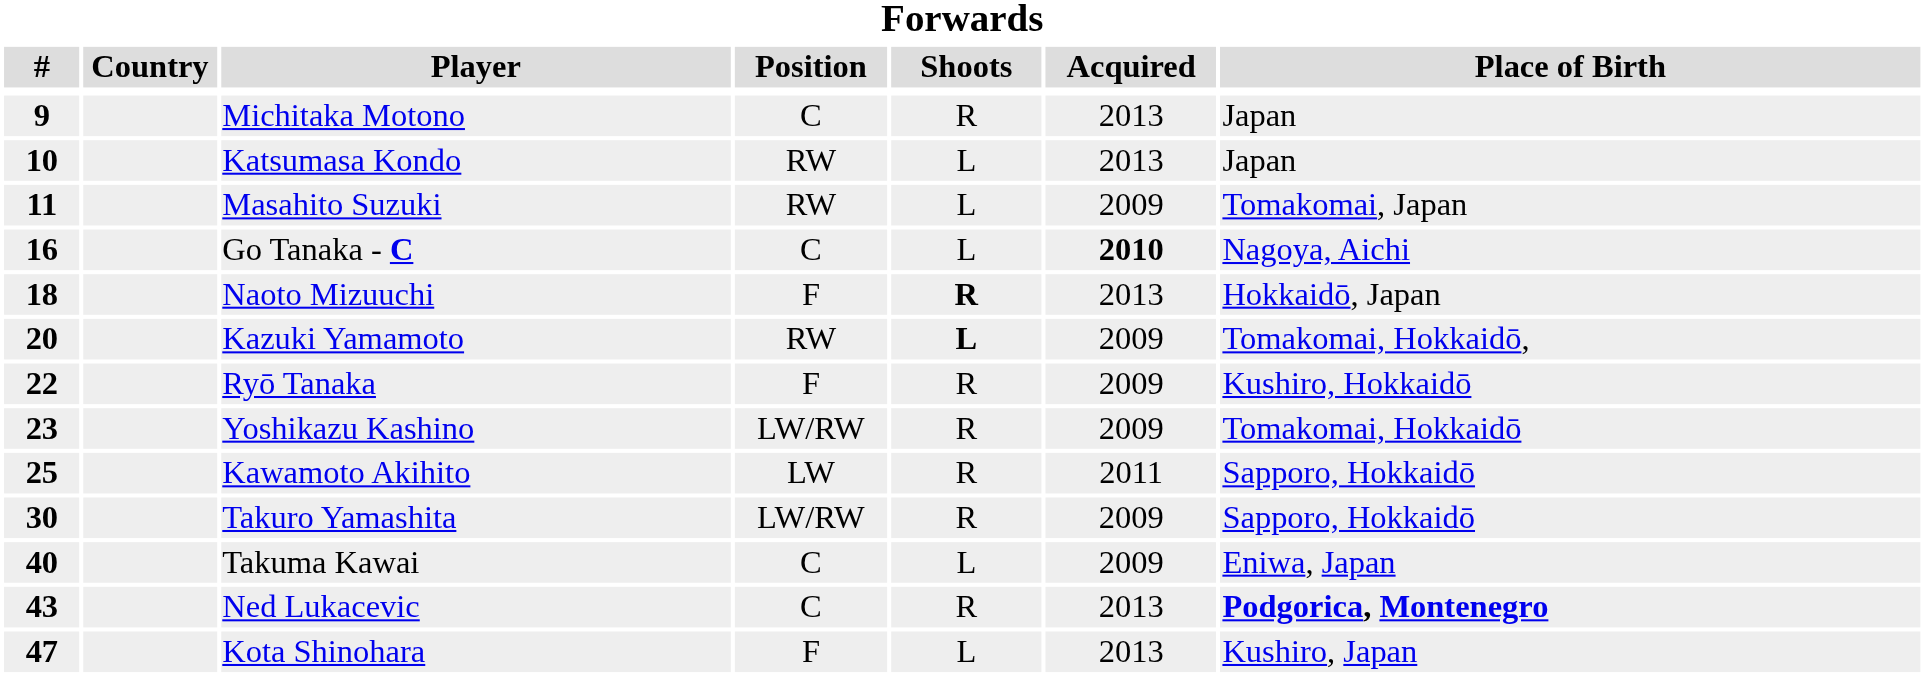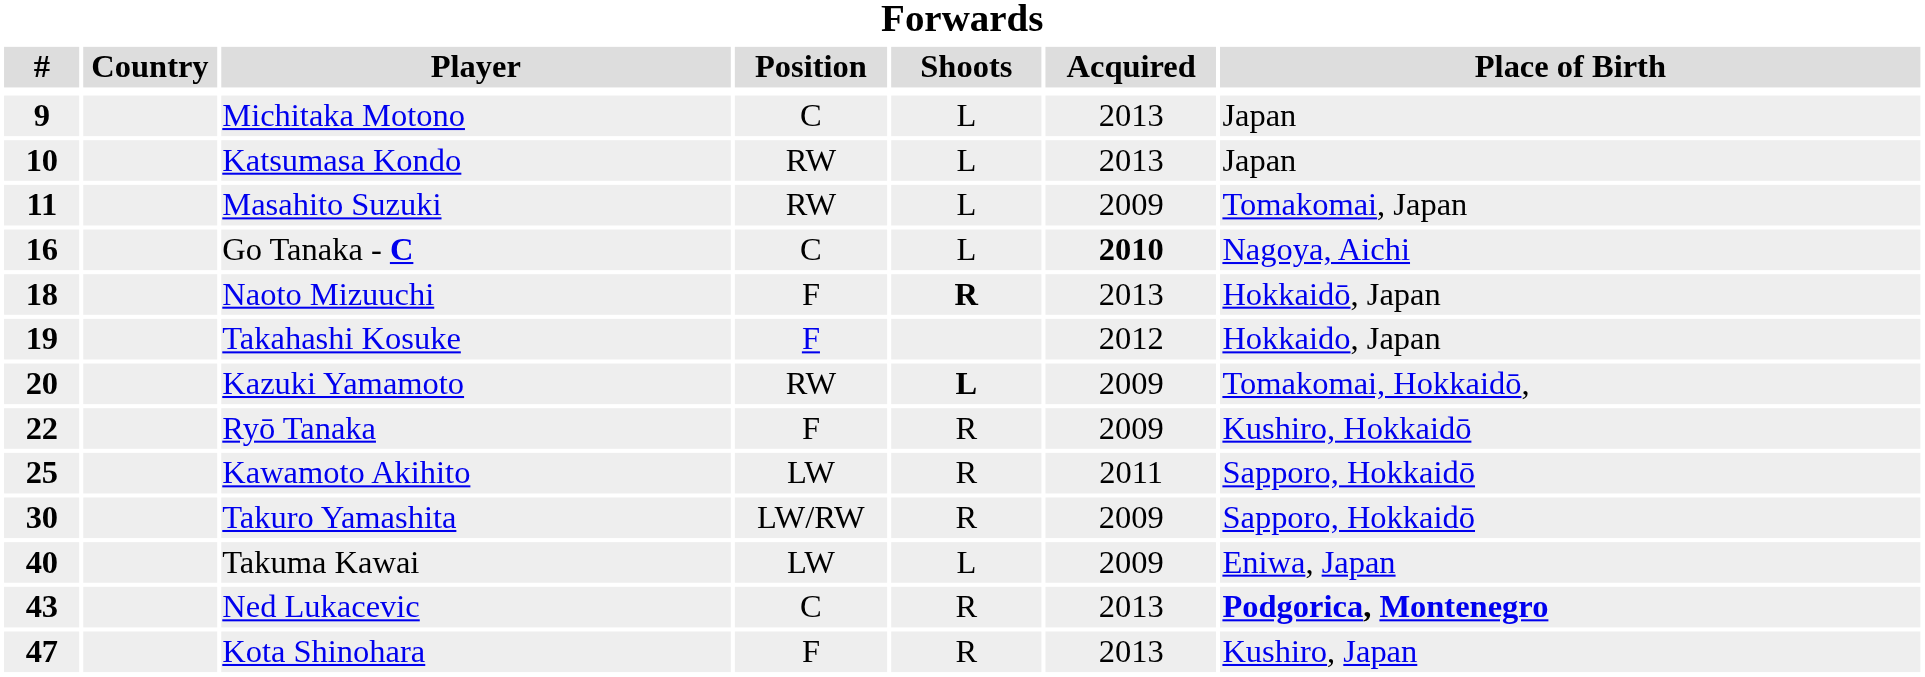(966, 115) R -> (966, 115) L
+ row: (342, 338)
- row: (348, 427)
(811, 561) C -> (811, 561) LW
(966, 651) L -> (966, 651) R
